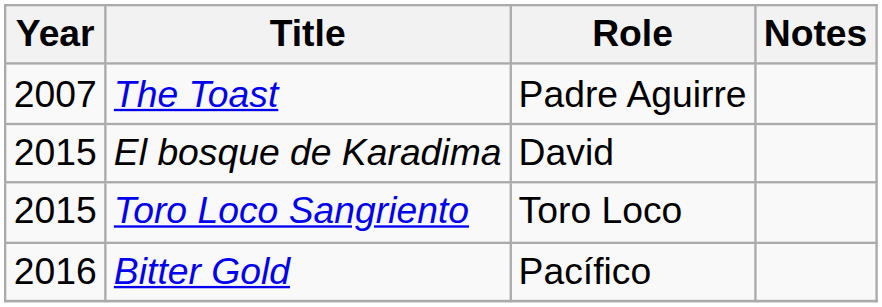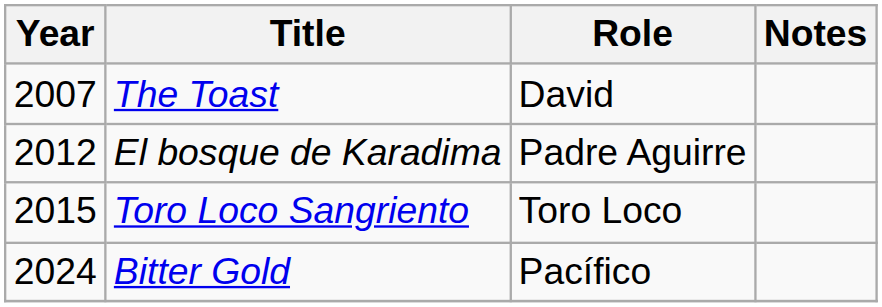(633, 93) Padre Aguirre -> (566, 93) David
(55, 152) 2015 -> (55, 152) 2012
(566, 152) David -> (633, 152) Padre Aguirre
(55, 270) 2016 -> (55, 270) 2024
